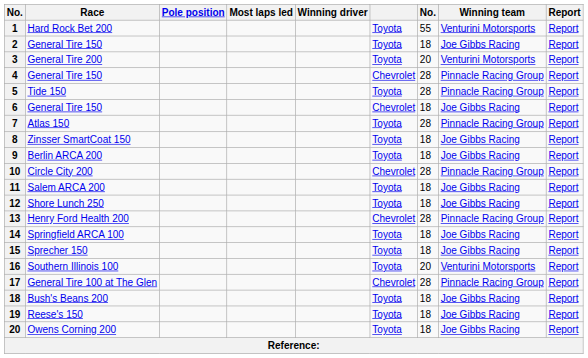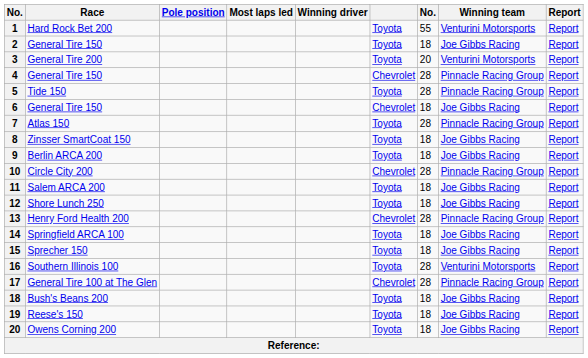(425, 267) 20 -> (425, 267) 28
